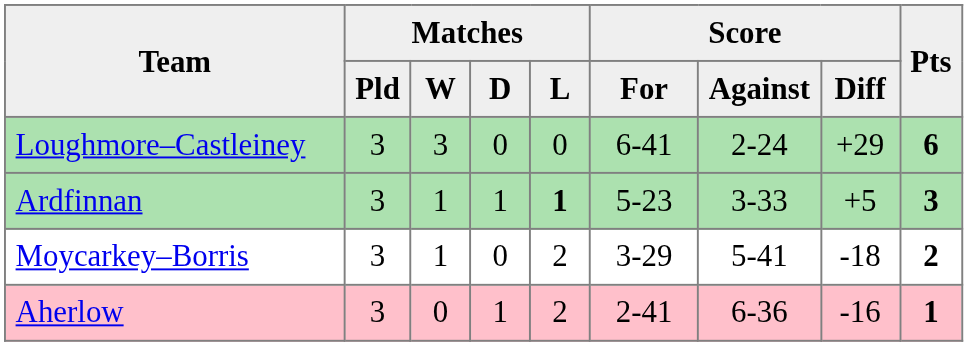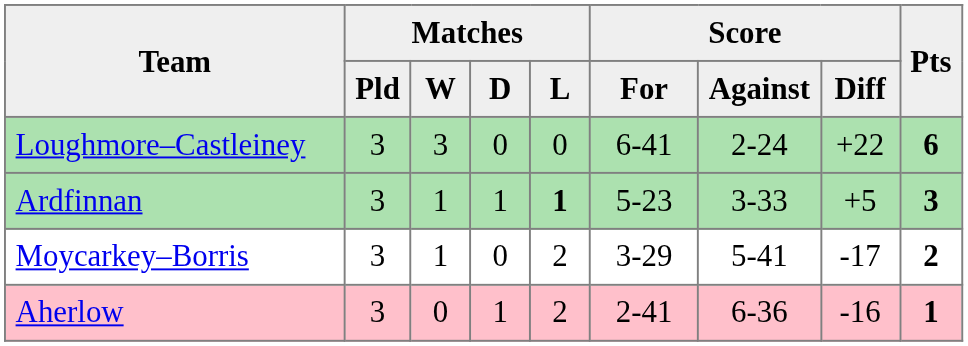(860, 144) +29 -> (860, 144) +22
(860, 256) -18 -> (860, 256) -17
